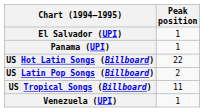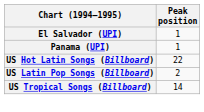(178, 87) 11 -> (178, 87) 14
- row: (80, 101)
